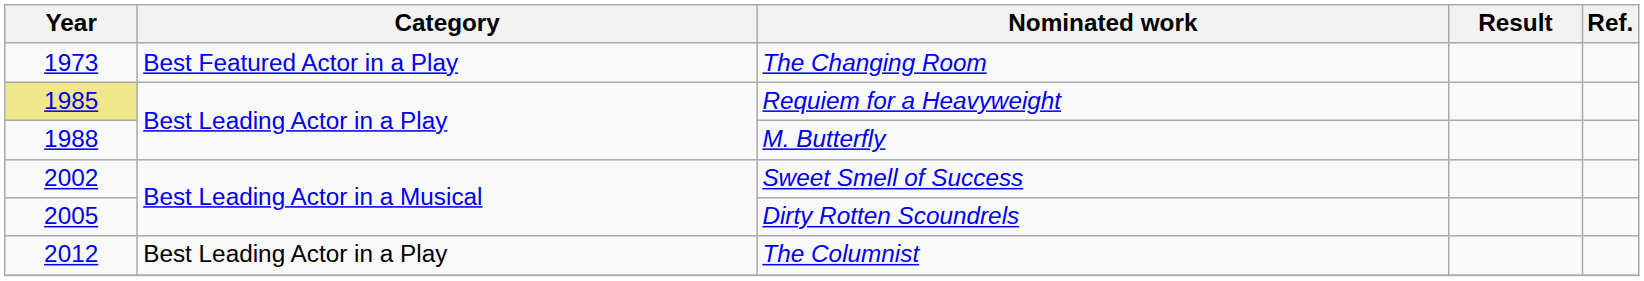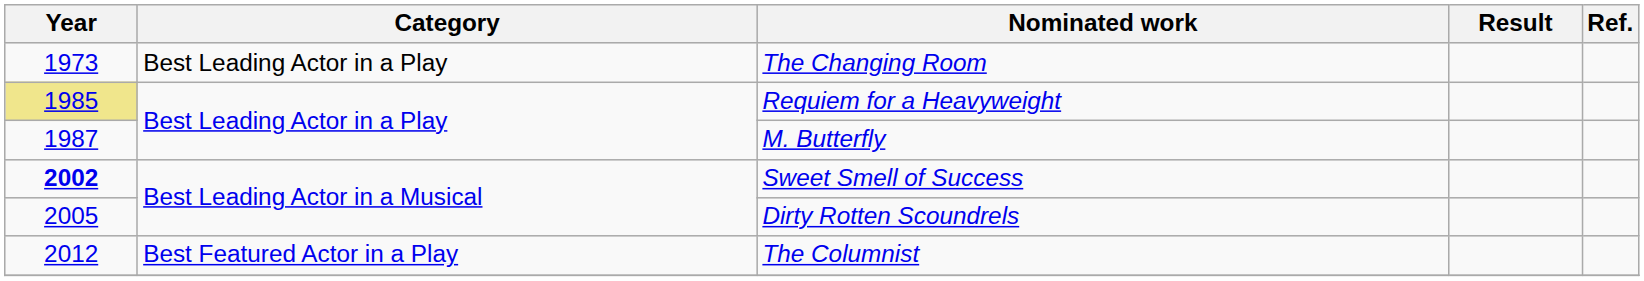(301, 62) Best Featured Actor in a Play -> (295, 62) Best Leading Actor in a Play
(71, 139) 1988 -> (71, 139) 1987
(71, 178) normal -> (71, 178) bold
(295, 255) Best Leading Actor in a Play -> (301, 255) Best Featured Actor in a Play
